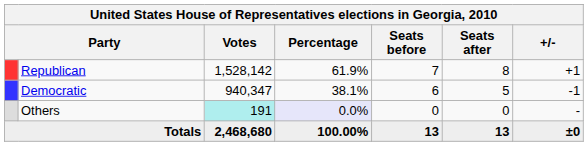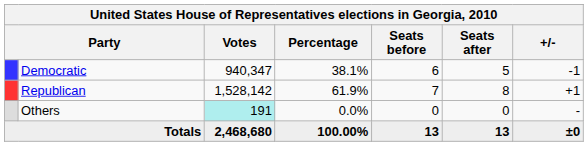rows swapped: (53, 70) <-> (54, 91)
(354, 111) lavender background -> (354, 111) no background
